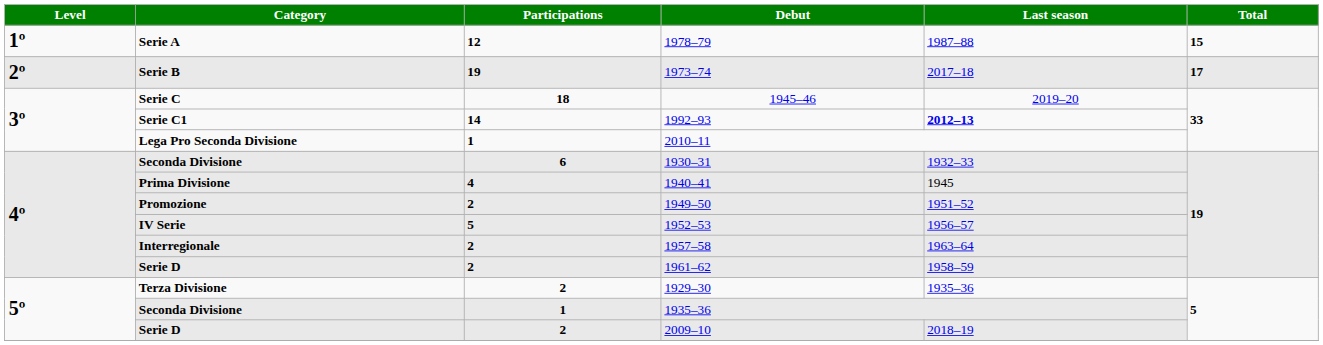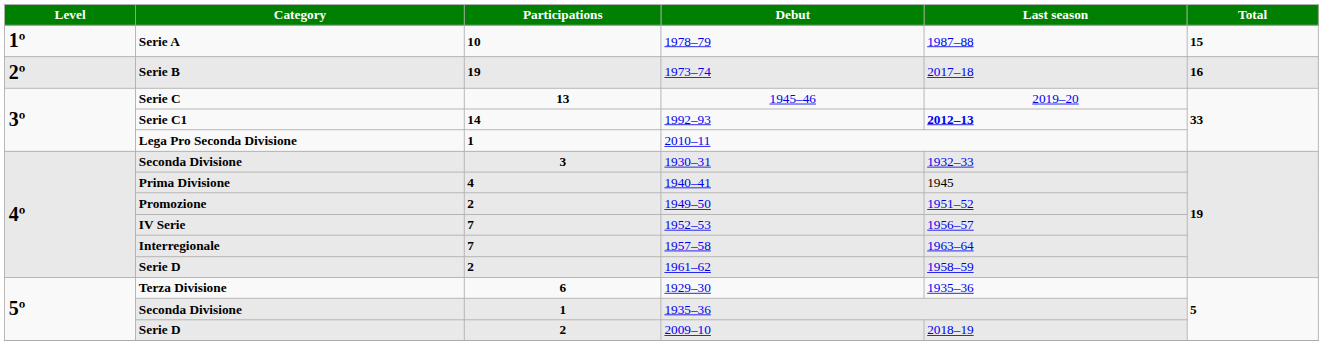(474, 41) 12 -> (474, 41) 10
(1197, 72) 17 -> (1197, 72) 16
(563, 98) 18 -> (563, 98) 13
(563, 161) 6 -> (563, 161) 3
(471, 224) 5 -> (471, 224) 7
(471, 245) 2 -> (471, 245) 7
(563, 288) 2 -> (563, 288) 6
